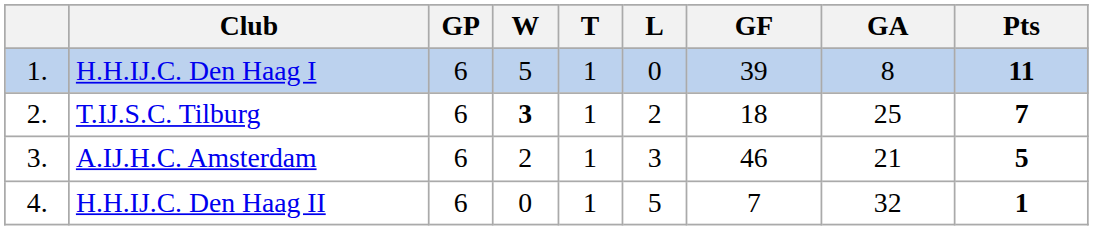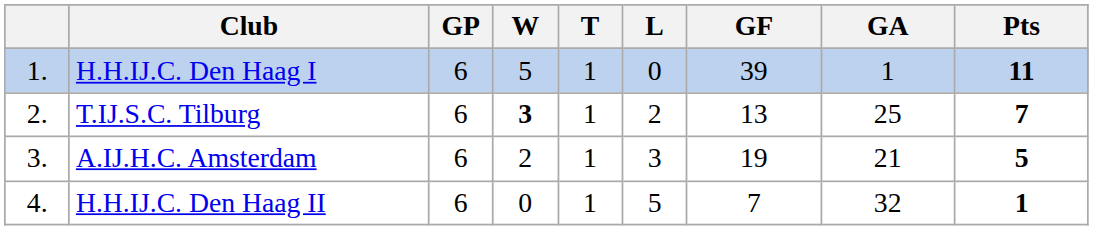(888, 70) 8 -> (888, 70) 1
(754, 114) 18 -> (754, 114) 13
(754, 158) 46 -> (754, 158) 19
